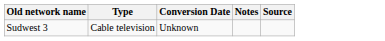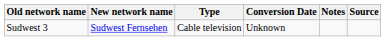+ column: (132, 12)
